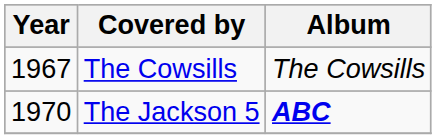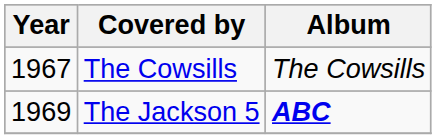(41, 111) 1970 -> (41, 111) 1969
